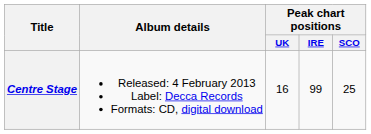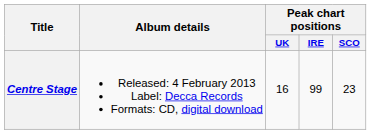(349, 90) 25 -> (349, 90) 23
